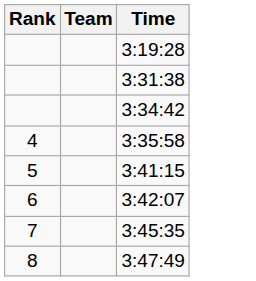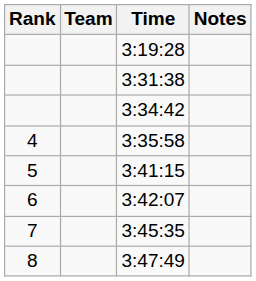+ column: (220, 19)
